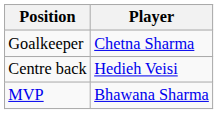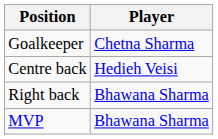+ row: (44, 95)
